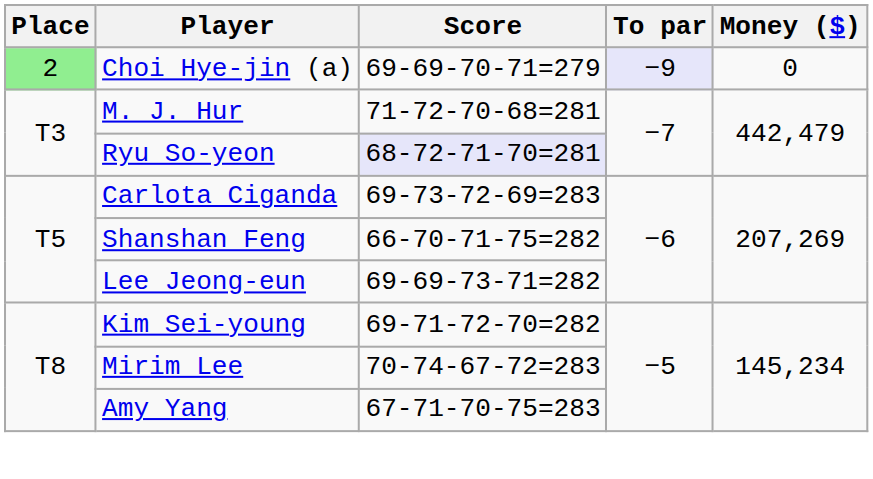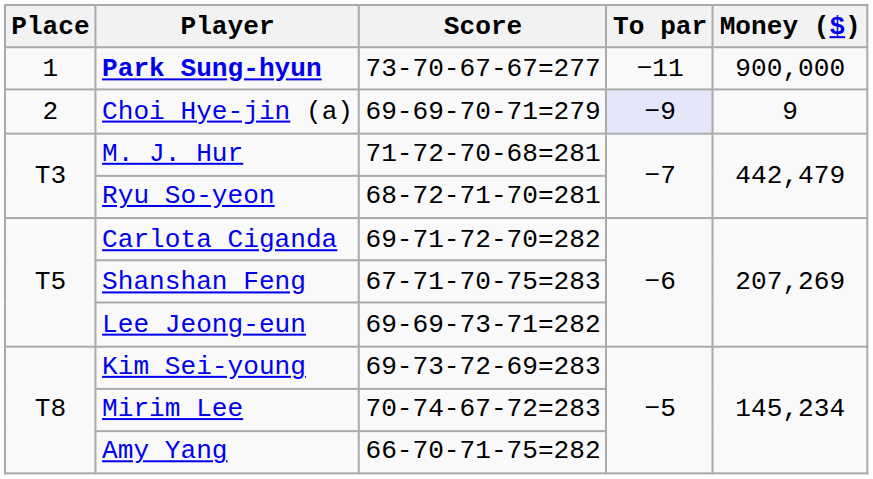+ row: (212, 69)
(50, 69) lightgreen background -> (50, 111) no background
(790, 69) 0 -> (790, 111) 9
(483, 154) lavender background -> (483, 197) no background
(483, 197) 69-73-72-69=283 -> (483, 239) 69-71-72-70=282
(483, 239) 66-70-71-75=282 -> (483, 282) 67-71-70-75=283
(483, 324) 69-71-72-70=282 -> (483, 367) 69-73-72-69=283
(483, 410) 67-71-70-75=283 -> (483, 452) 66-70-71-75=282
